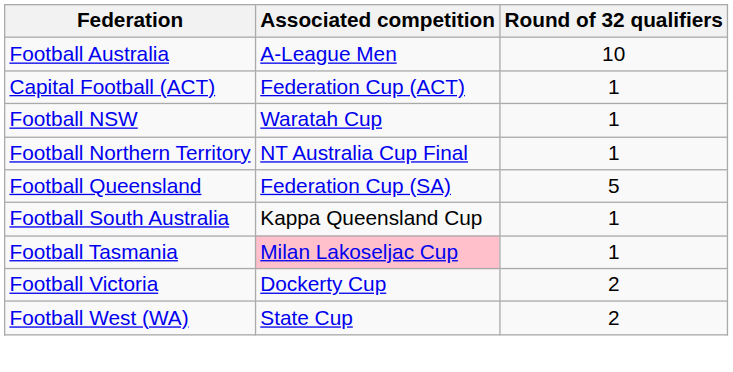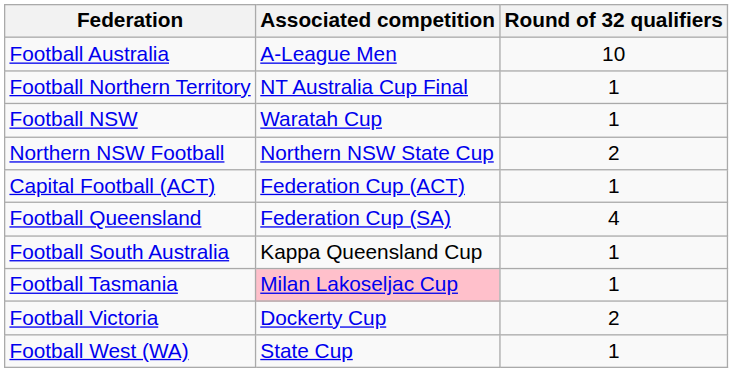rows swapped: (112, 86) <-> (130, 152)
+ row: (117, 152)
(614, 185) 5 -> (614, 218) 4
(614, 317) 2 -> (614, 350) 1
